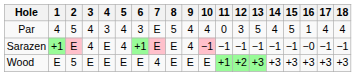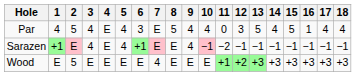(107, 29) 3 -> (107, 29) E
(224, 46) −1 -> (224, 46) −2
(309, 46) −0 -> (309, 46) −1
